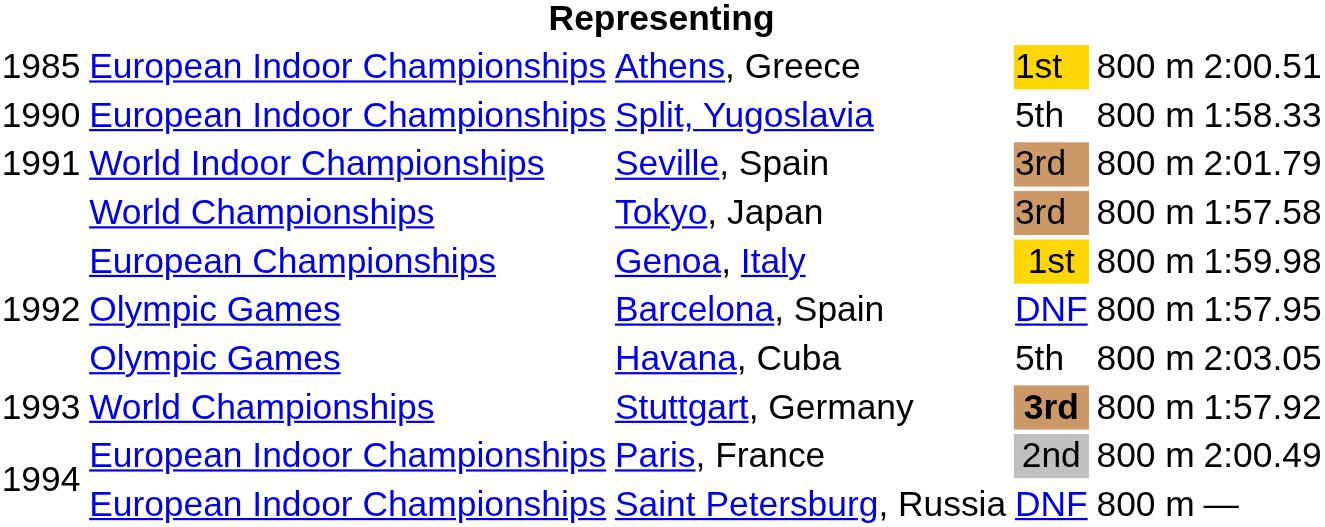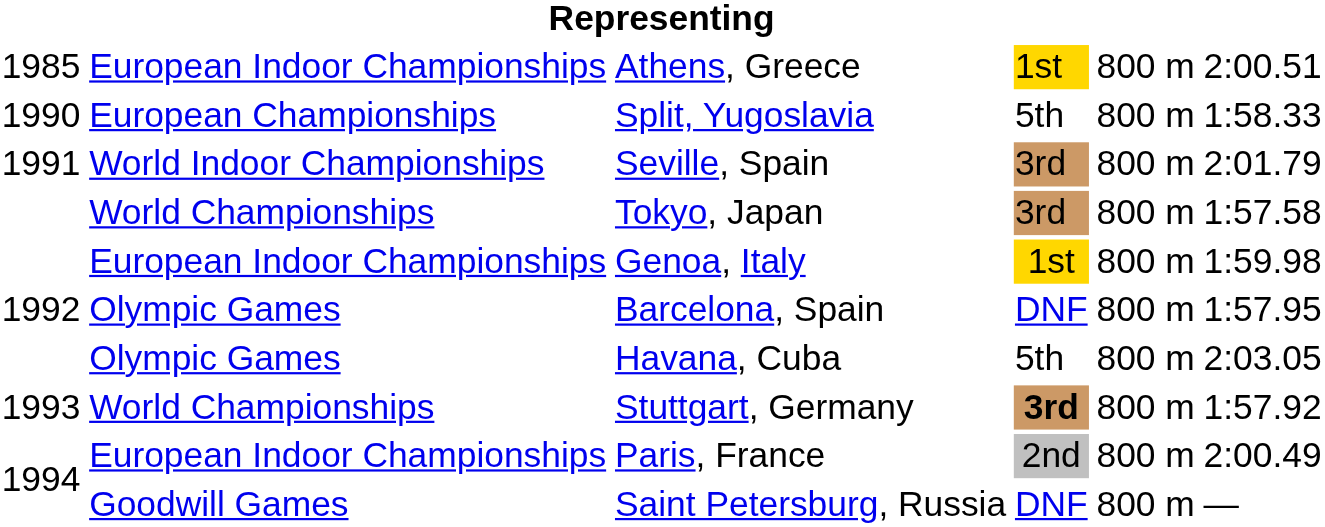(348, 115) European Indoor Championships -> (293, 115) European Championships
(293, 261) European Championships -> (348, 261) European Indoor Championships
(348, 504) European Indoor Championships -> (219, 504) Goodwill Games
